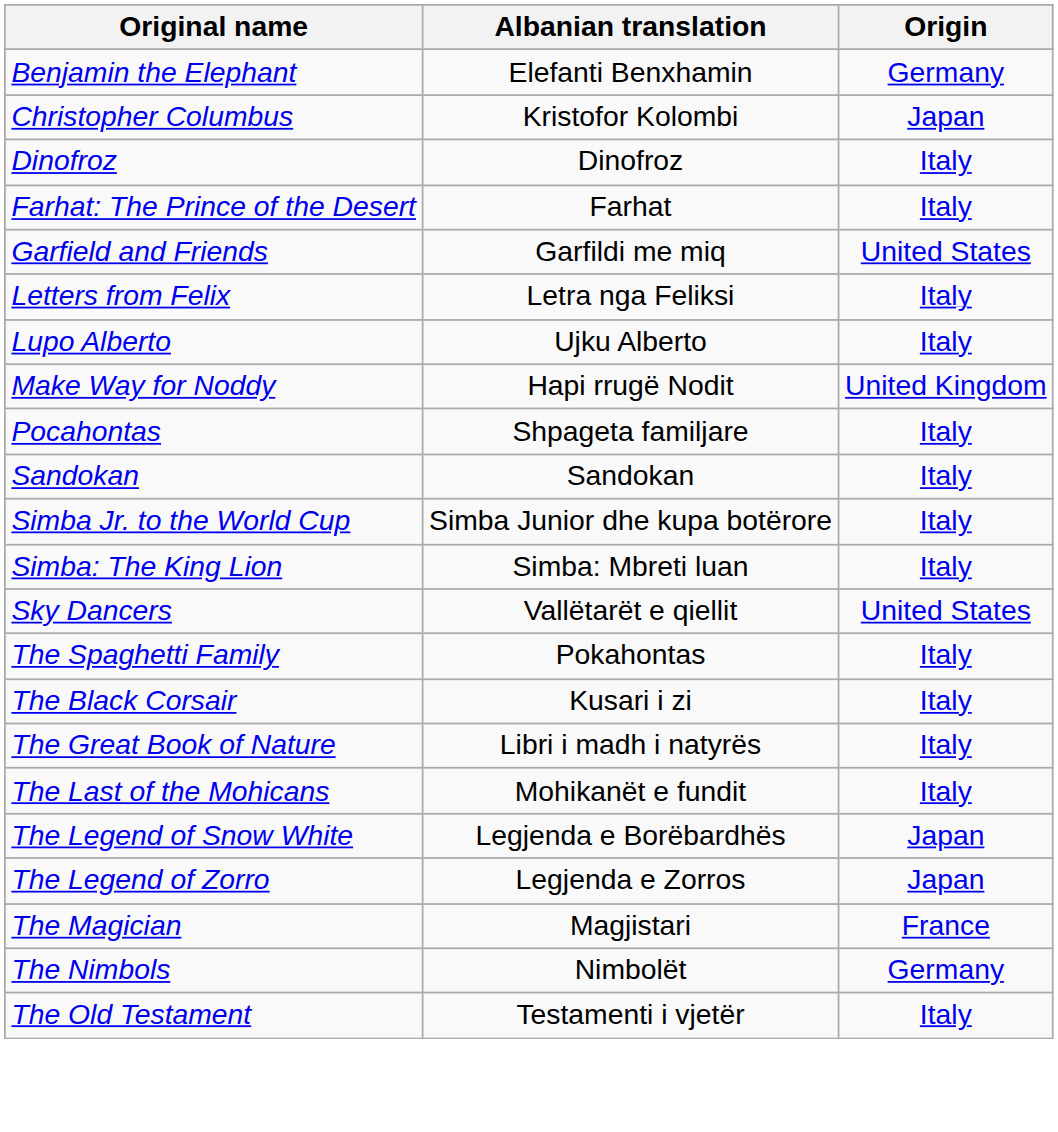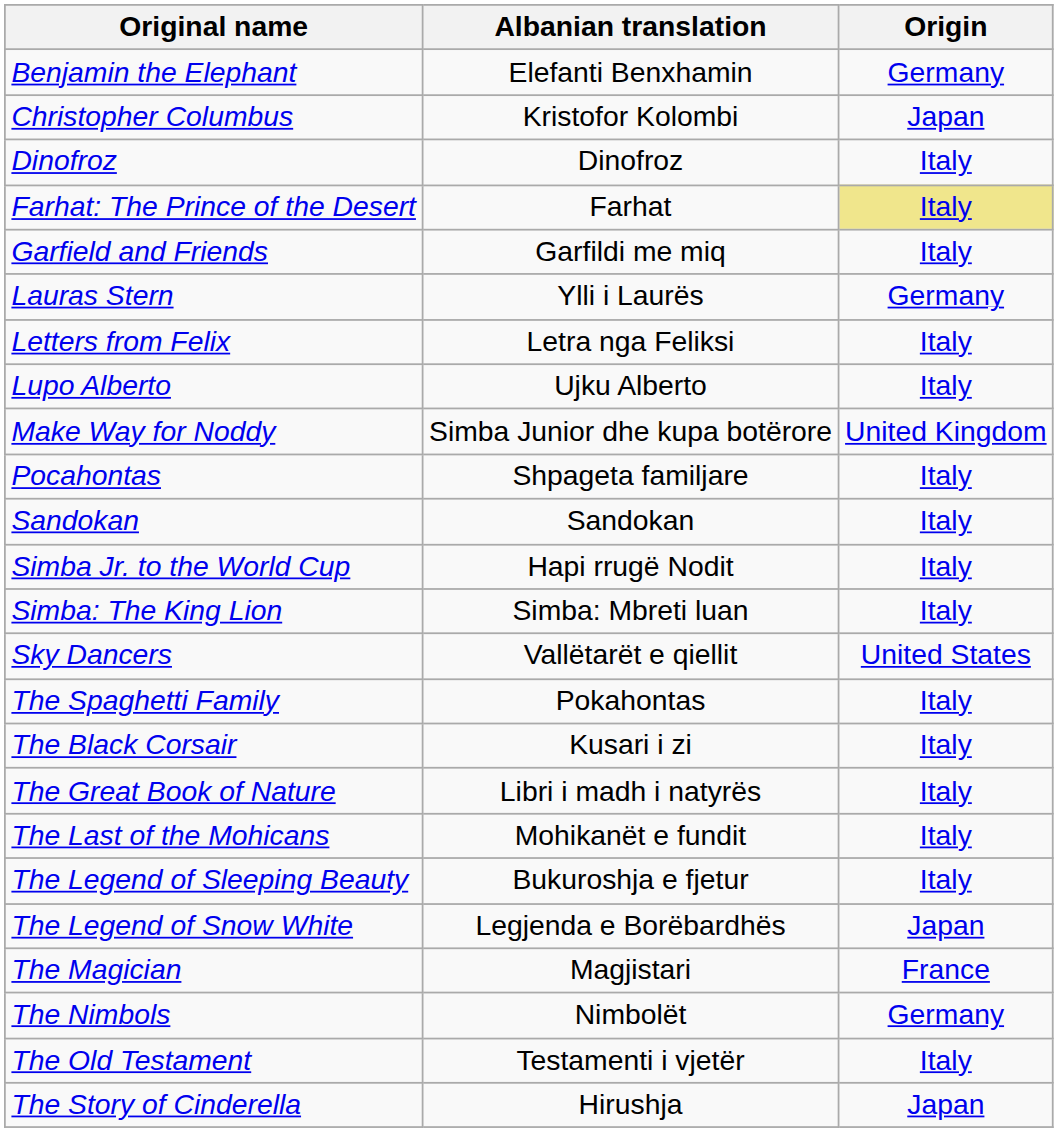(946, 206) no background -> (946, 206) khaki background
(946, 251) United States -> (946, 251) Italy
+ row: (92, 296)
(630, 386) Hapi rrugë Nodit -> (631, 431) Simba Junior dhe kupa botërore
(631, 521) Simba Junior dhe kupa botërore -> (630, 565) Hapi rrugë Nodit
+ row: (210, 880)
- row: (141, 880)
+ row: (156, 1104)
